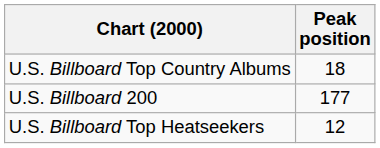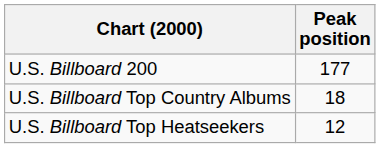rows swapped: (150, 68) <-> (83, 98)
